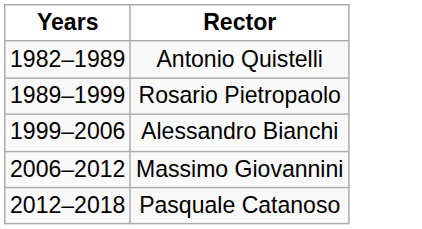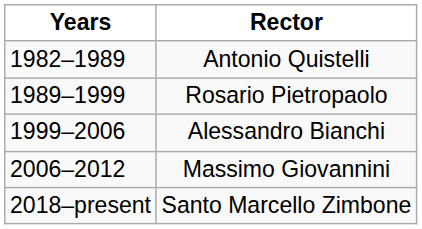- row: (240, 205)
+ row: (286, 205)
